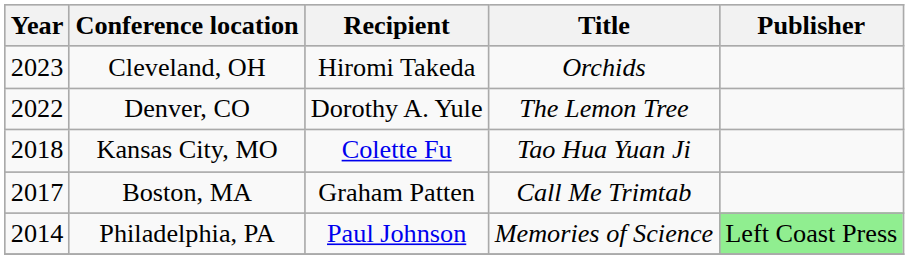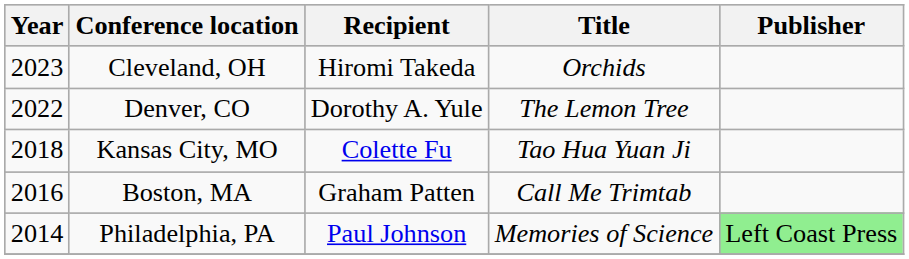(37, 191) 2017 -> (37, 191) 2016
